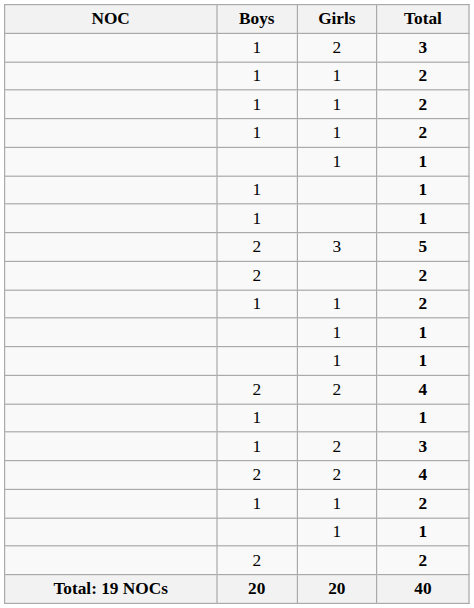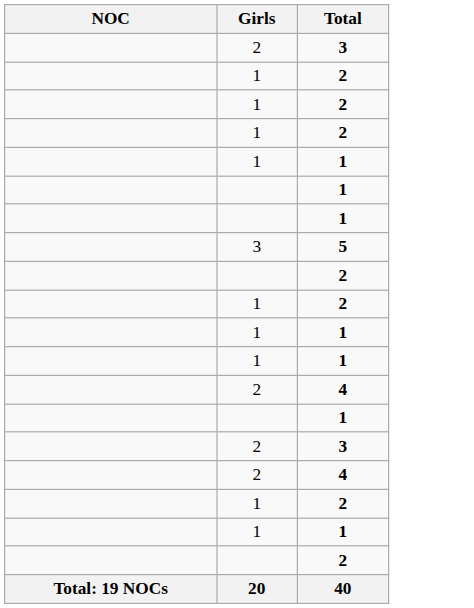- column: (257, 19)
